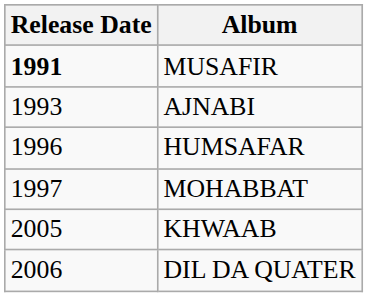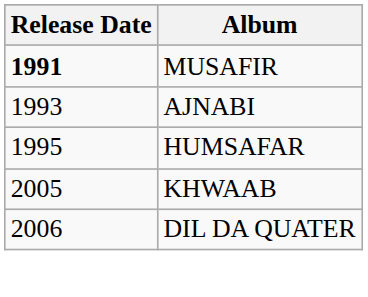(37, 147) 1996 -> (37, 147) 1995
- row: (236, 188)
